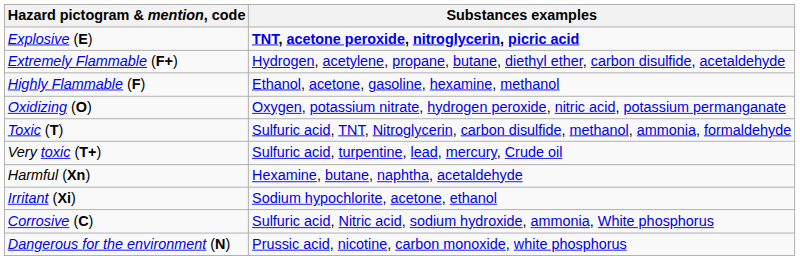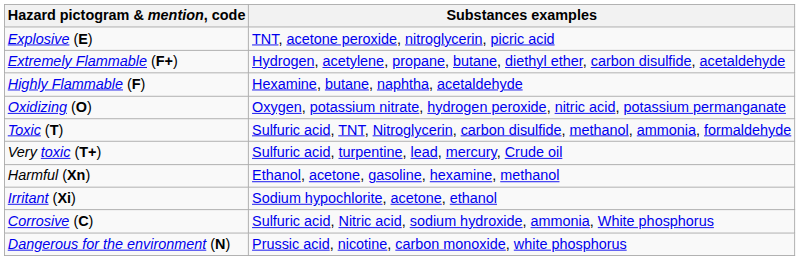(416, 38) bold -> (403, 38) normal
(406, 84) Ethanol, acetone, gasoline, hexamine, methanol -> (387, 84) Hexamine, butane, naphtha, acetaldehyde
(387, 175) Hexamine, butane, naphtha, acetaldehyde -> (406, 175) Ethanol, acetone, gasoline, hexamine, methanol
